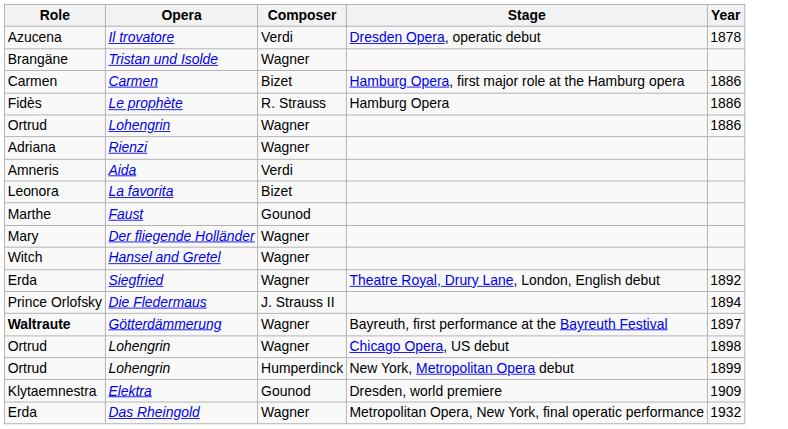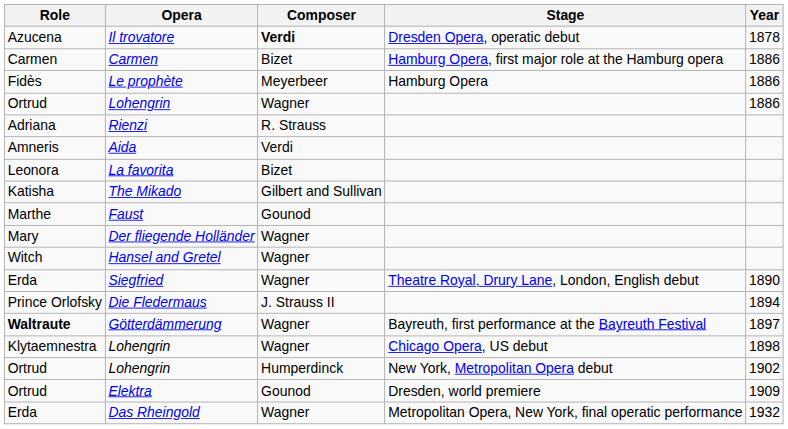(277, 37) normal -> (278, 37) bold
- row: (163, 59)
(294, 103) R. Strauss -> (294, 81) Meyerbeer
(285, 147) Wagner -> (294, 125) R. Strauss
+ row: (145, 192)
(726, 280) 1892 -> (765, 280) 1890
(27, 346) Ortrud -> (52, 346) Klytaemnestra
(726, 368) 1899 -> (765, 368) 1902
(52, 390) Klytaemnestra -> (27, 390) Ortrud
